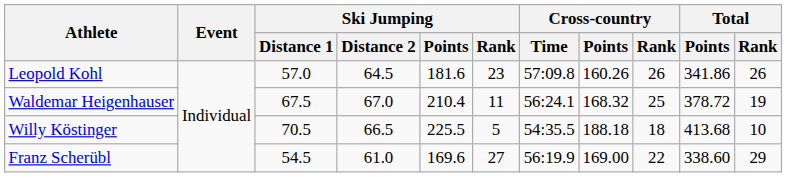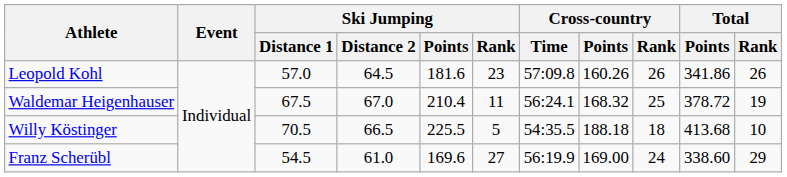(656, 157) 22 -> (656, 157) 24
